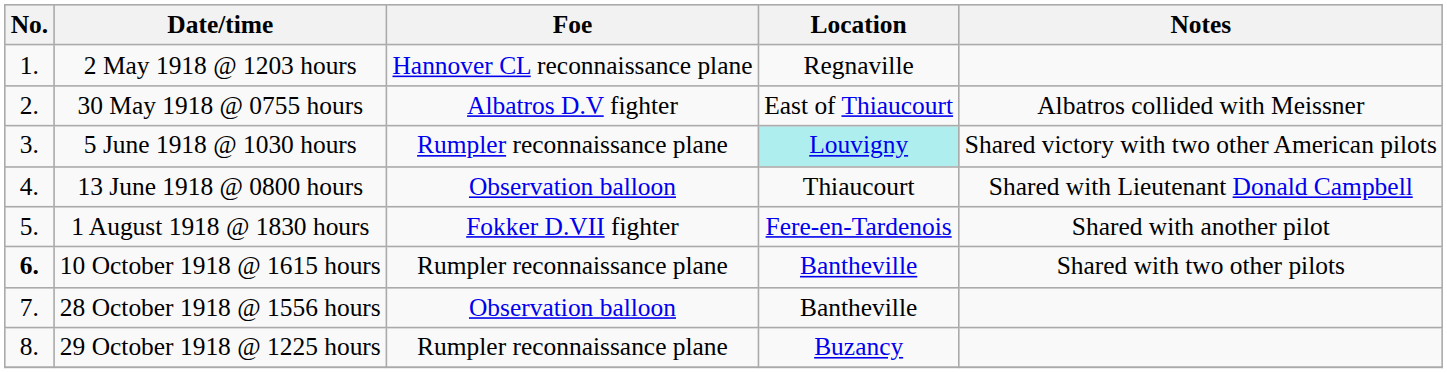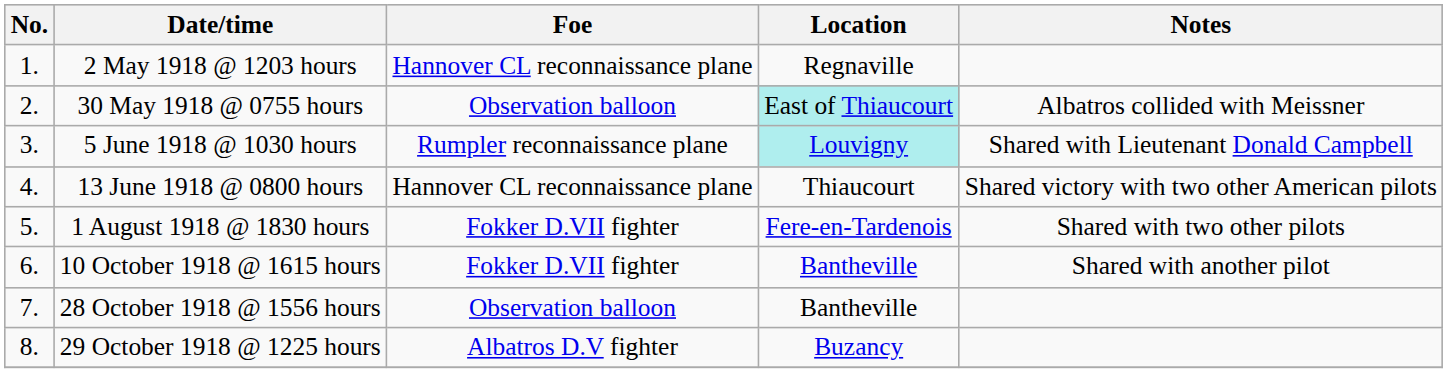(572, 105) Albatros D.V fighter -> (572, 105) Observation balloon
(859, 105) no background -> (859, 105) paleturquoise background
(1201, 145) Shared victory with two other American pilots -> (1201, 145) Shared with Lieutenant Donald Campbell
(572, 186) Observation balloon -> (572, 186) Hannover CL reconnaissance plane
(1201, 186) Shared with Lieutenant Donald Campbell -> (1201, 186) Shared victory with two other American pilots
(1201, 226) Shared with another pilot -> (1201, 226) Shared with two other pilots
(29, 266) bold -> (29, 266) normal
(572, 266) Rumpler reconnaissance plane -> (572, 266) Fokker D.VII fighter
(1201, 266) Shared with two other pilots -> (1201, 266) Shared with another pilot
(572, 347) Rumpler reconnaissance plane -> (572, 347) Albatros D.V fighter
